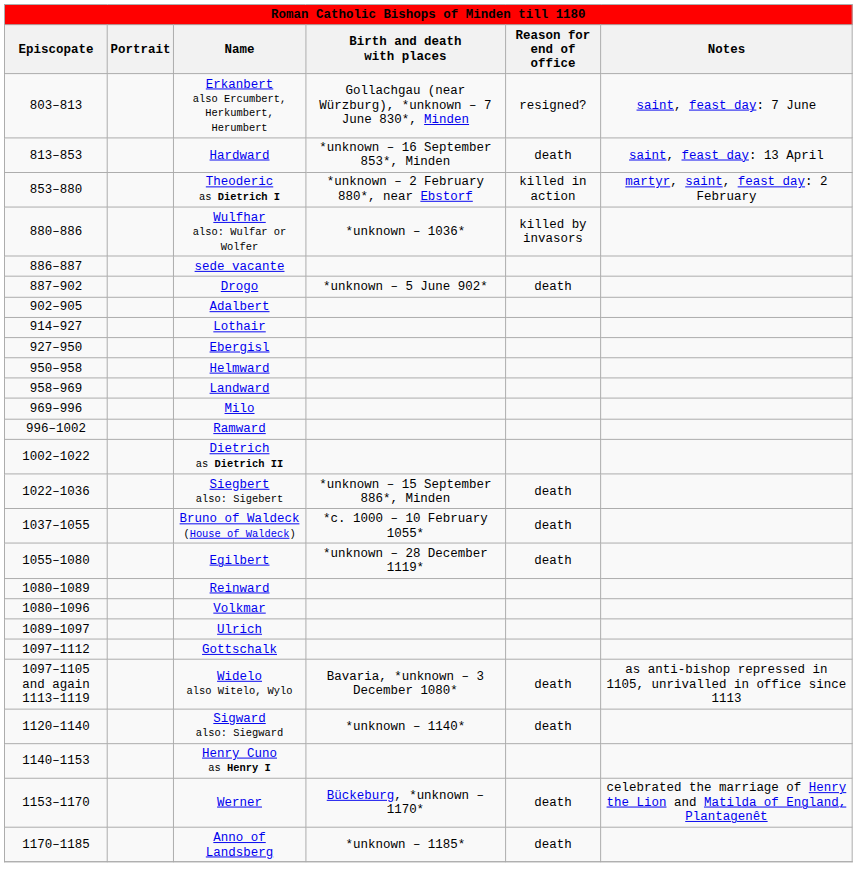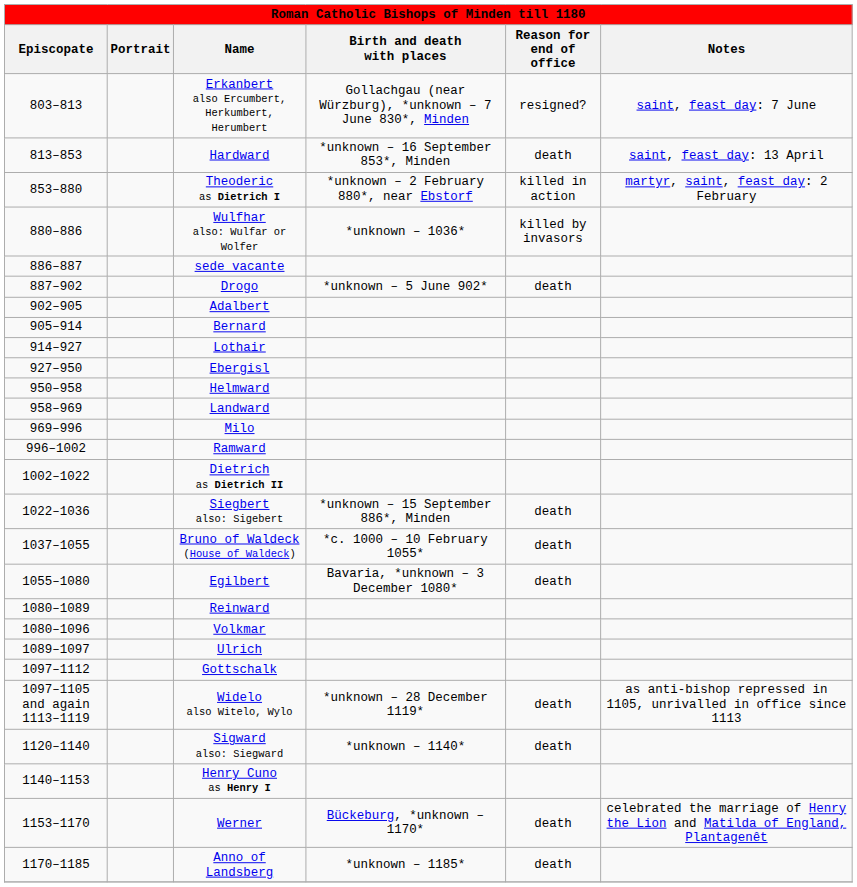+ row: (240, 327)
(405, 561) *unknown – 28 December 1119* -> (405, 581) Bavaria, *unknown – 3 December 1080*
(405, 684) Bavaria, *unknown – 3 December 1080* -> (405, 704) *unknown – 28 December 1119*
